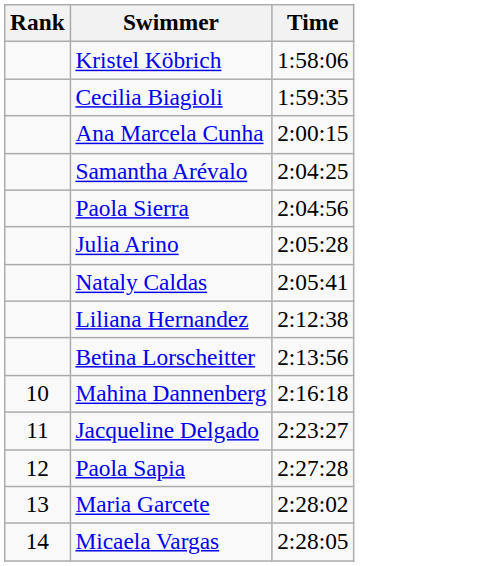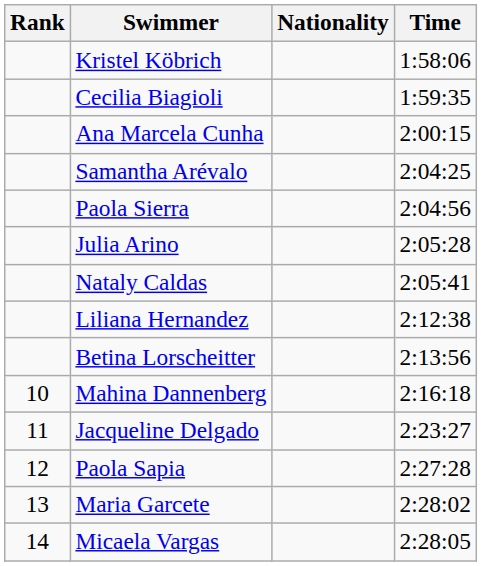+ column: (333, 23)
